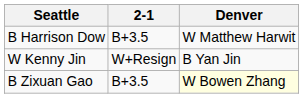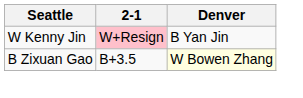- row: (56, 37)
(144, 59) no background -> (131, 37) pink background
